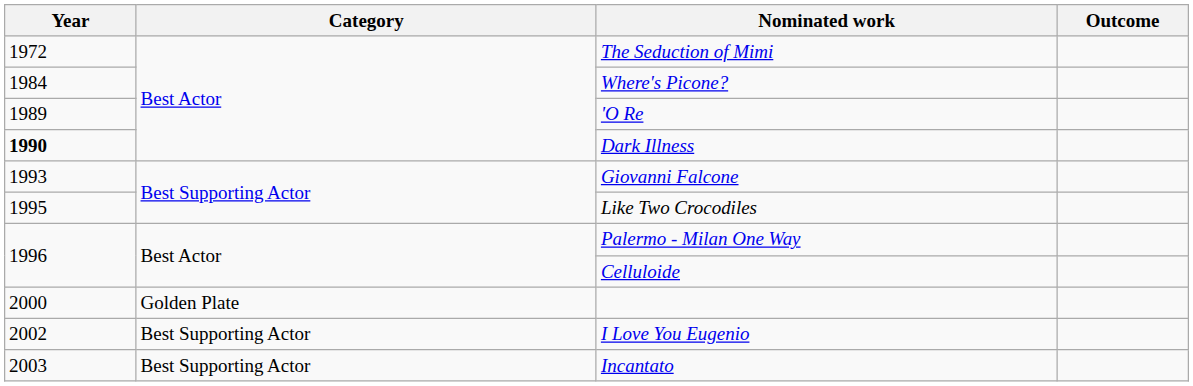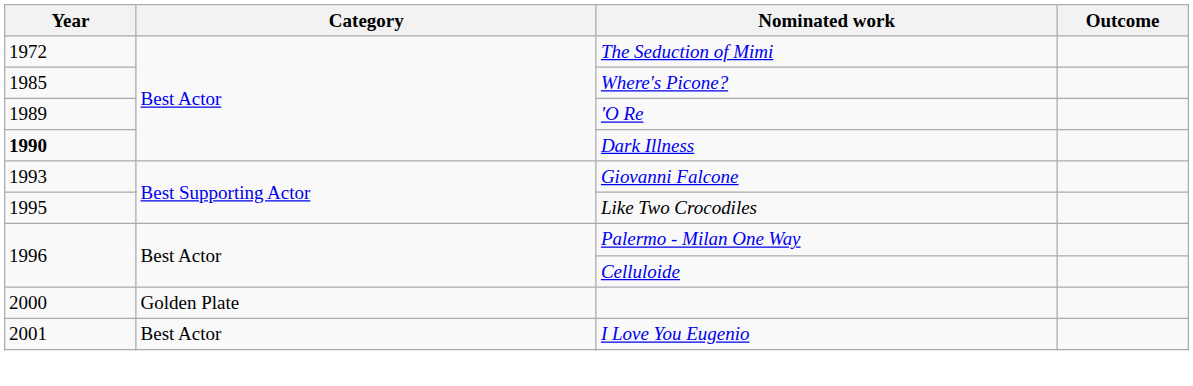(28, 83) 1984 -> (28, 83) 1985
(28, 333) 2002 -> (28, 333) 2001
(225, 333) Best Supporting Actor -> (181, 333) Best Actor
- row: (637, 364)
